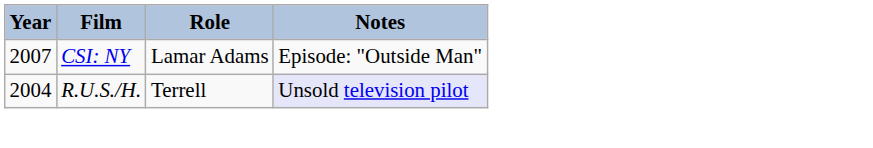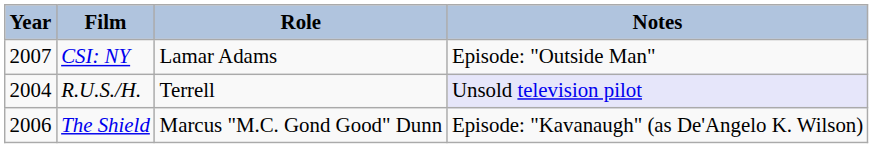+ row: (105, 125)
